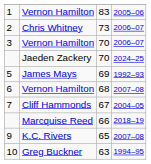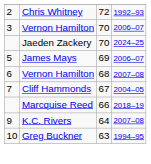- row: (9, 12)
(104, 27) 73 -> (104, 12) 72
(129, 28) 2006–07 -> (129, 12) 1992–93
(129, 74) 1992–93 -> (129, 58) 2006–07
(104, 136) 65 -> (104, 120) 64
